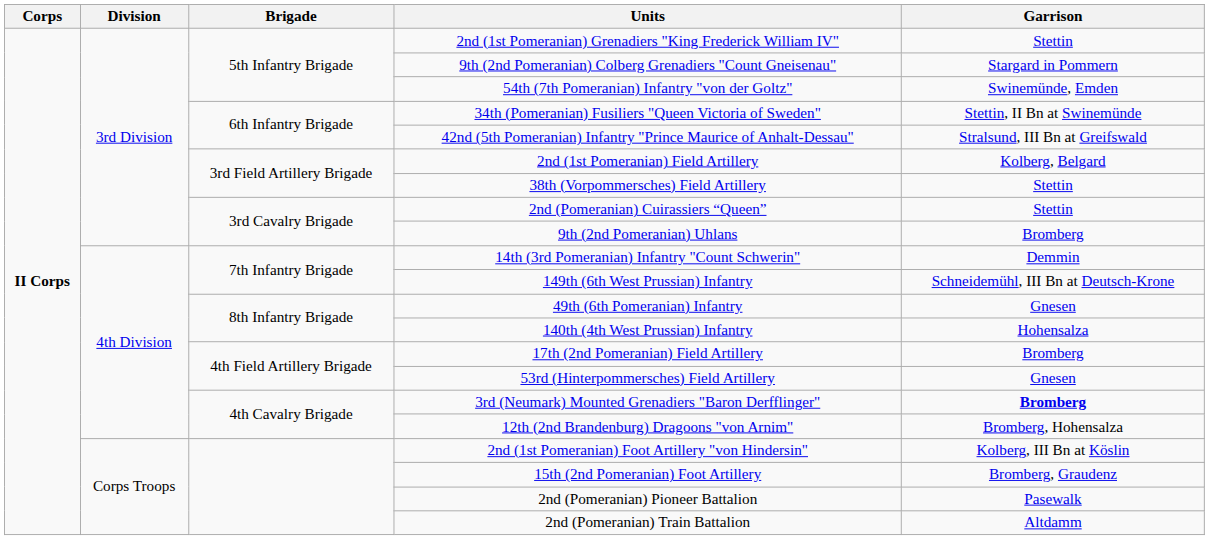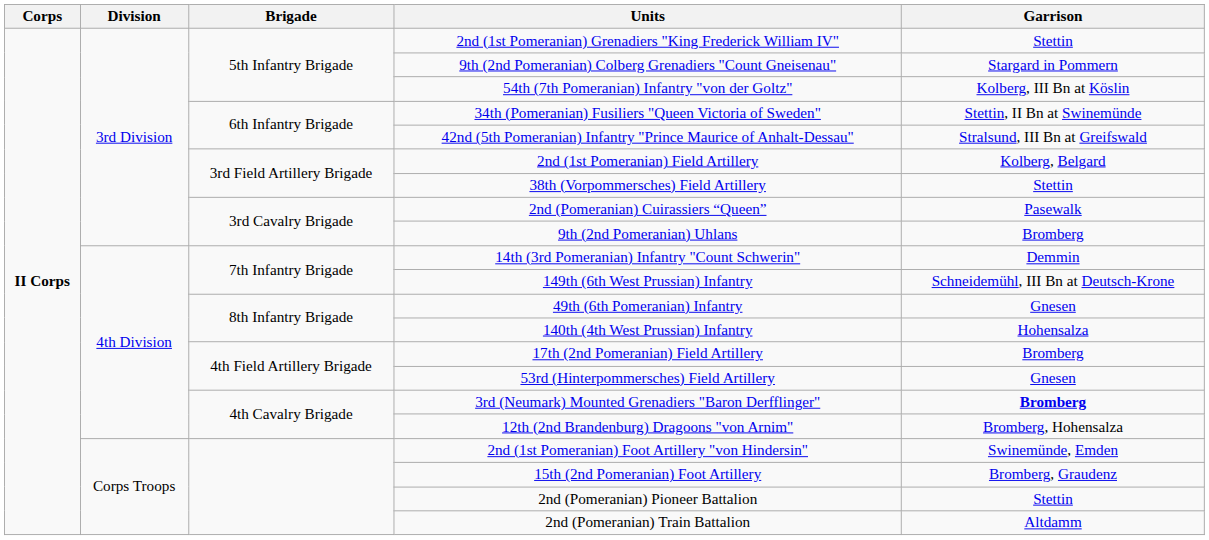(1053, 88) Swinemünde, Emden -> (1053, 88) Kolberg, III Bn at Köslin
(1053, 209) Stettin -> (1053, 209) Pasewalk
(1053, 450) Kolberg, III Bn at Köslin -> (1053, 450) Swinemünde, Emden
(1053, 498) Pasewalk -> (1053, 498) Stettin
